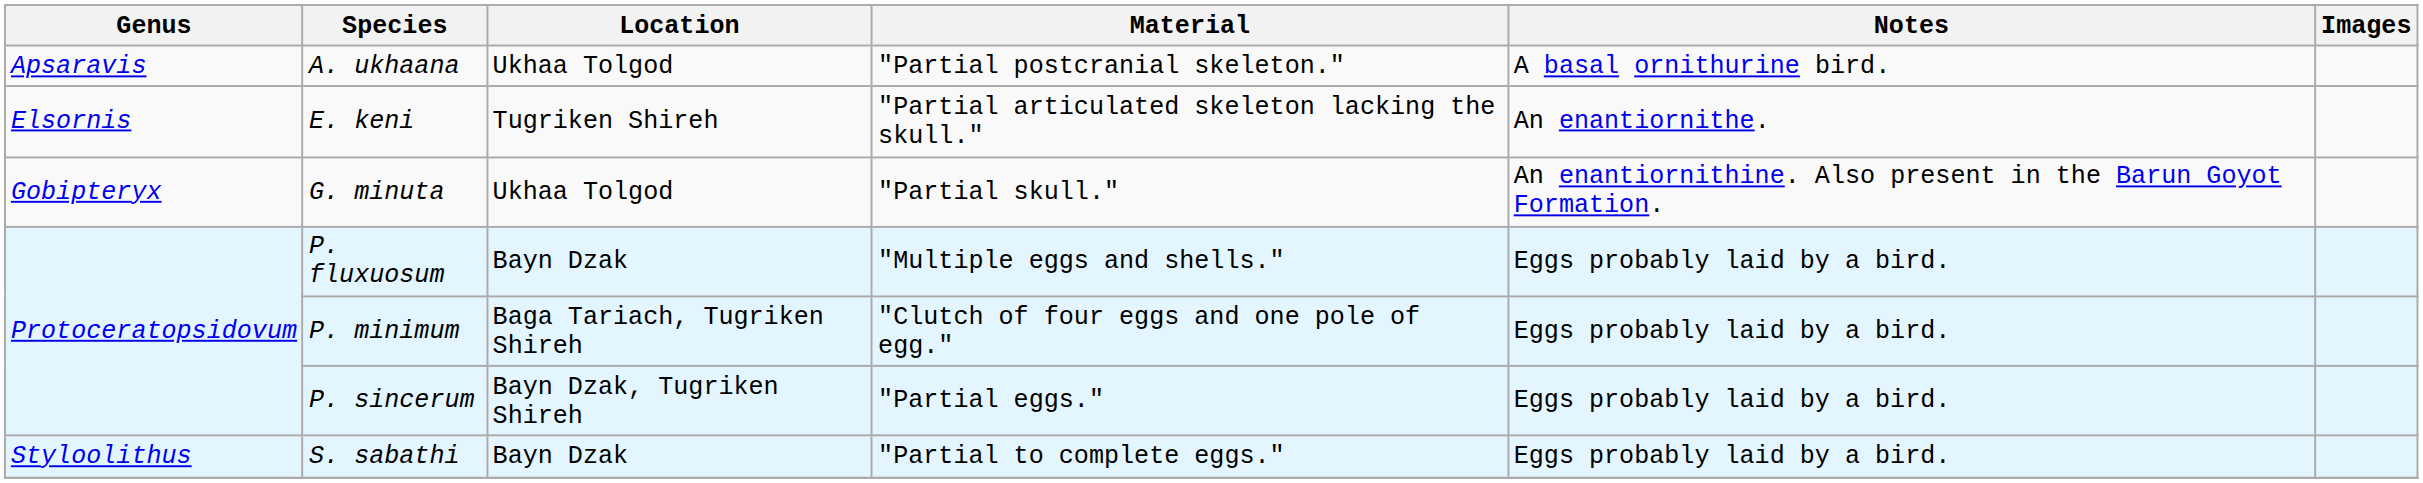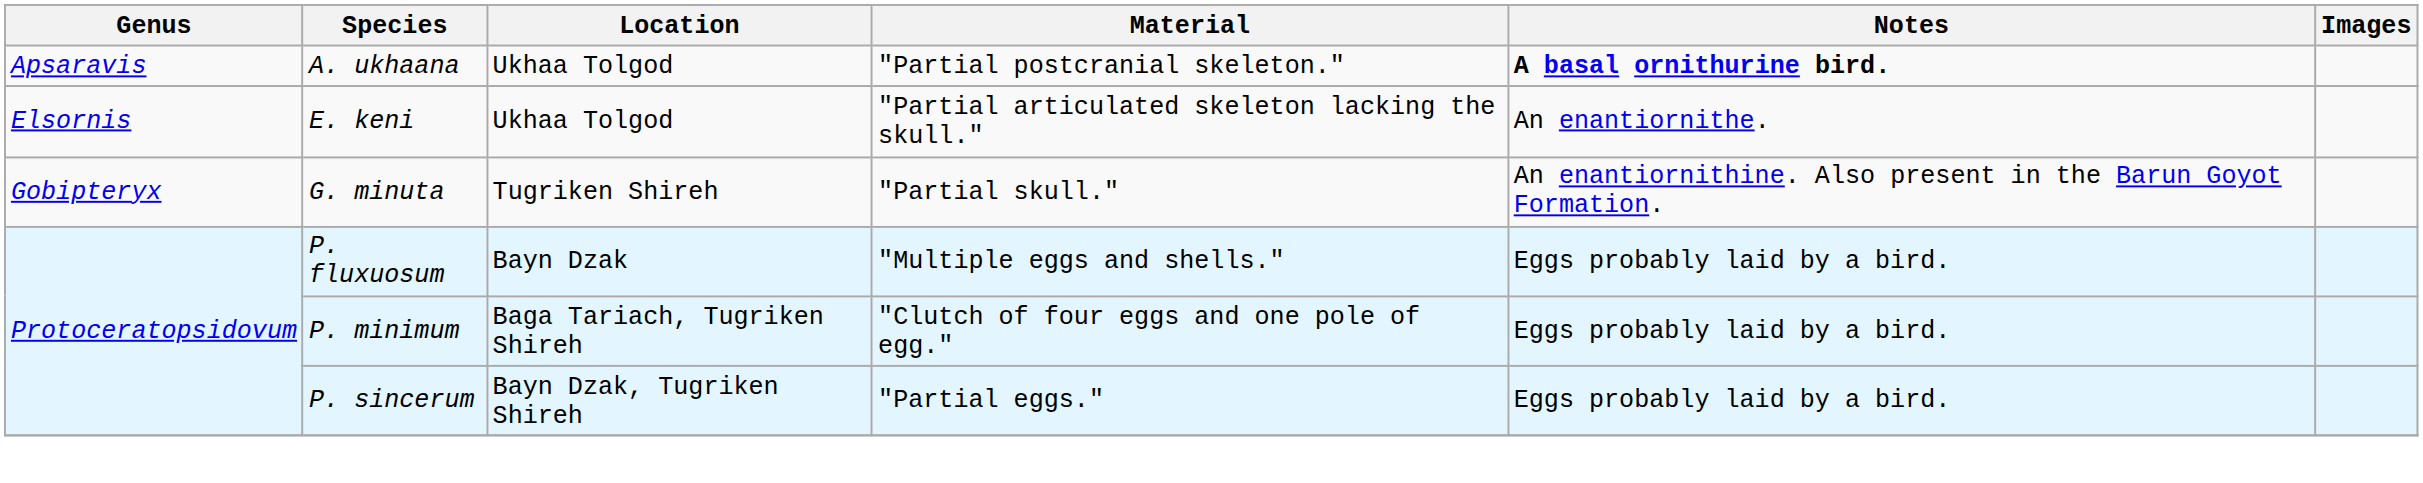(1702, 66) normal -> (1702, 66) bold
(606, 122) Tugriken Shireh -> (583, 122) Ukhaa Tolgod
(583, 192) Ukhaa Tolgod -> (606, 192) Tugriken Shireh
- row: (384, 456)
